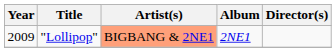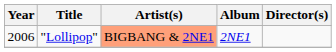(21, 36) 2009 -> (21, 36) 2006
